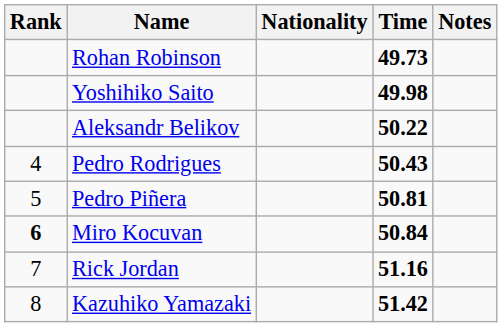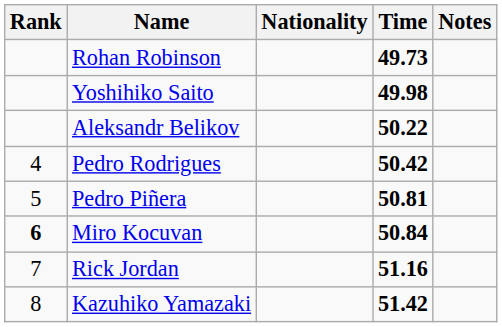(403, 163) 50.43 -> (403, 163) 50.42
